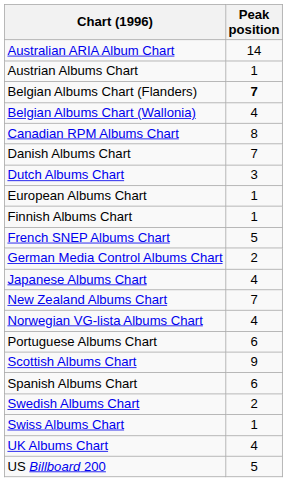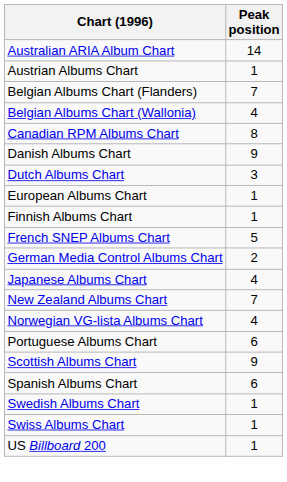(254, 92) bold -> (254, 92) normal
(254, 154) 7 -> (254, 154) 9
(254, 404) 2 -> (254, 404) 1
- row: (58, 445)
(254, 466) 5 -> (254, 445) 1
